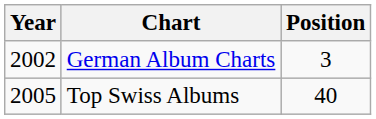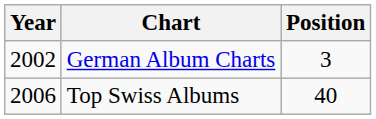(33, 95) 2005 -> (33, 95) 2006
